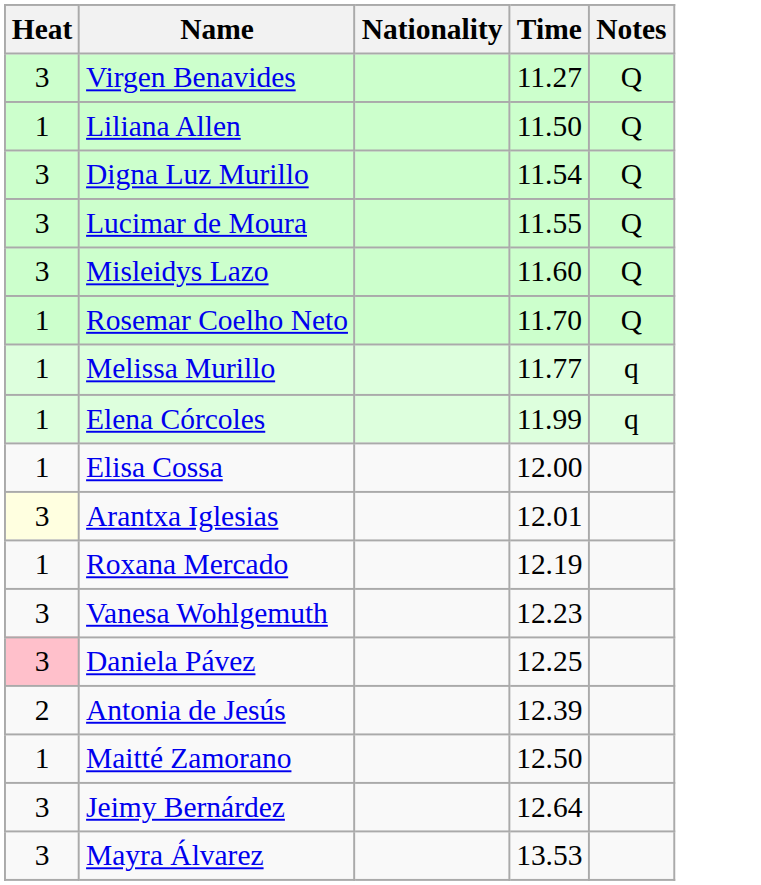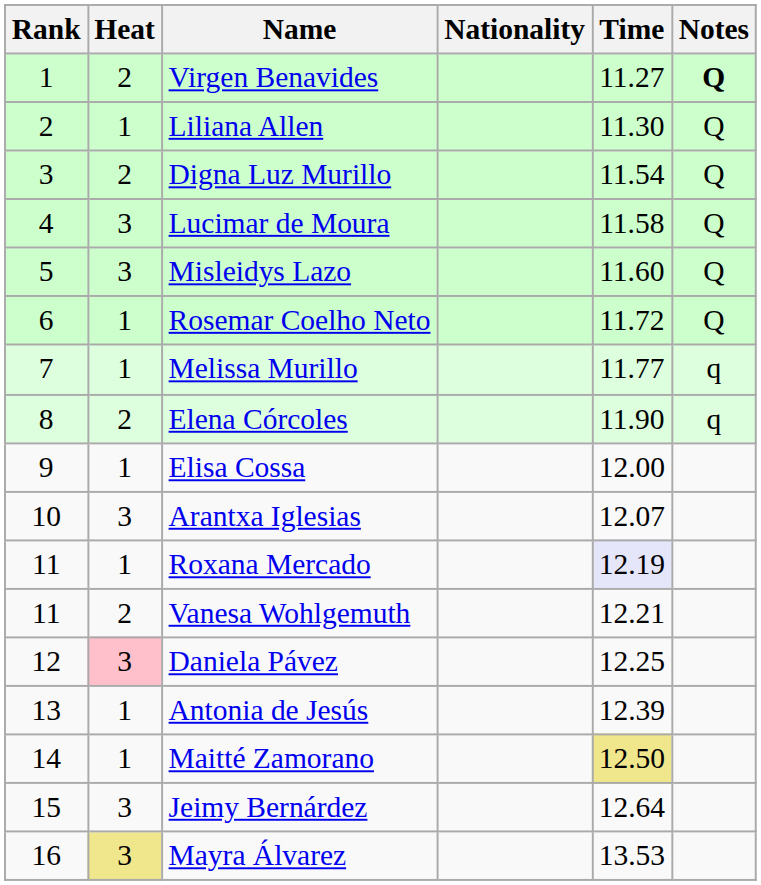+ column: (46, 28)
(42, 77) 3 -> (125, 77) 2
(631, 77) normal -> (714, 77) bold
(549, 126) 11.50 -> (632, 126) 11.30
(42, 174) 3 -> (125, 174) 2
(549, 223) 11.55 -> (632, 223) 11.58
(549, 320) 11.70 -> (632, 320) 11.72
(42, 417) 1 -> (125, 417) 2
(549, 417) 11.99 -> (632, 417) 11.90
(42, 515) lightyellow background -> (125, 515) no background
(549, 515) 12.01 -> (632, 515) 12.07
(549, 563) no background -> (632, 563) lavender background
(42, 612) 3 -> (125, 612) 2
(549, 612) 12.23 -> (632, 612) 12.21
(42, 709) 2 -> (125, 709) 1
(549, 758) no background -> (632, 758) khaki background
(42, 855) no background -> (125, 855) khaki background
